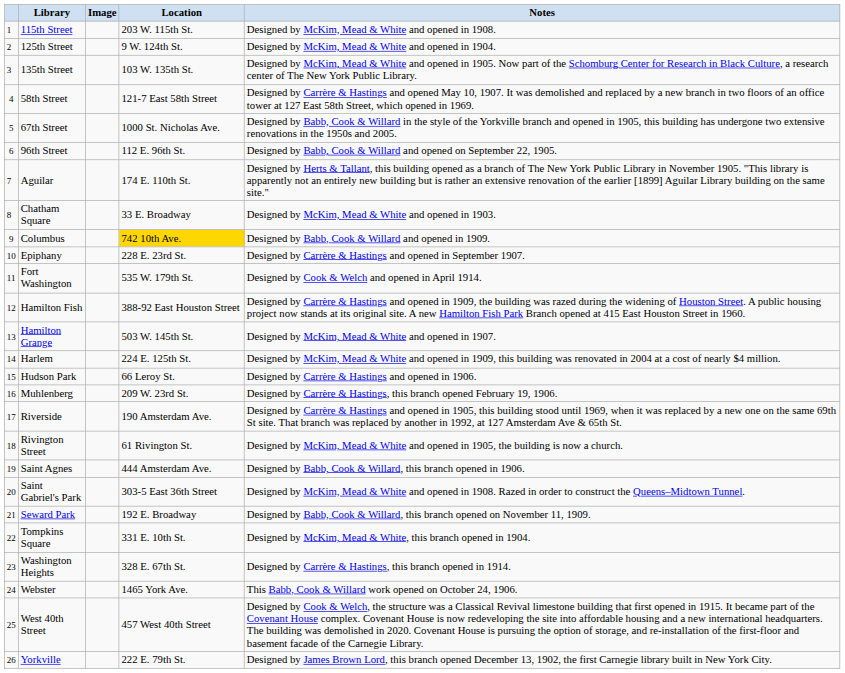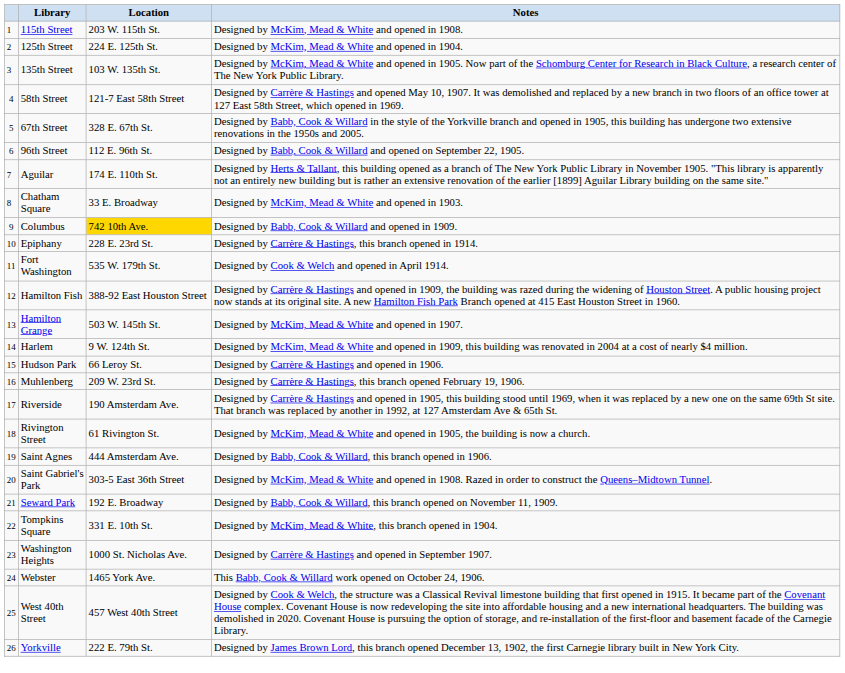- column: (102, 13)
(152, 47) 9 W. 124th St. -> (123, 47) 224 E. 125th St.
(171, 128) 1000 St. Nicholas Ave. -> (121, 128) 328 E. 67th St.
(386, 255) Designed by Carrère & Hastings and opened in September 1907. -> (346, 243) Designed by Carrère & Hastings, this branch opened in 1914.
(156, 359) 224 E. 125th St. -> (119, 347) 9 W. 124th St.
(154, 566) 328 E. 67th St. -> (138, 554) 1000 St. Nicholas Ave.
(379, 566) Designed by Carrère & Hastings, this branch opened in 1914. -> (353, 554) Designed by Carrère & Hastings and opened in September 1907.
